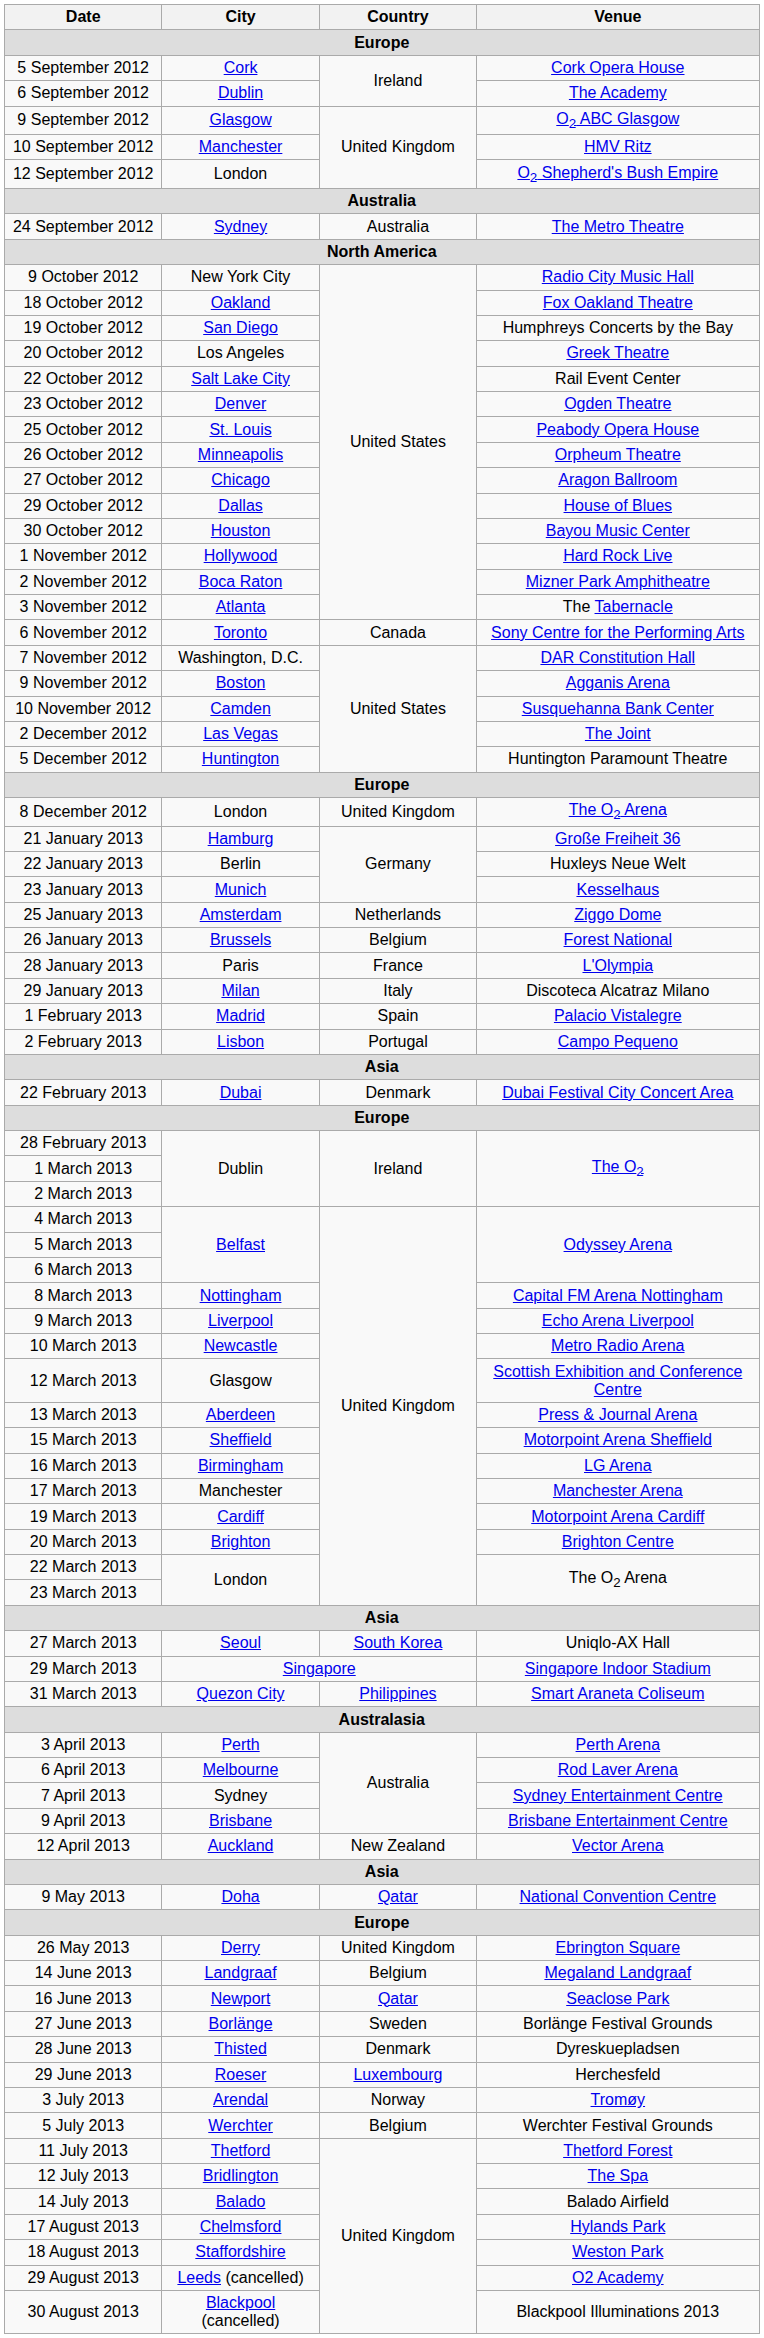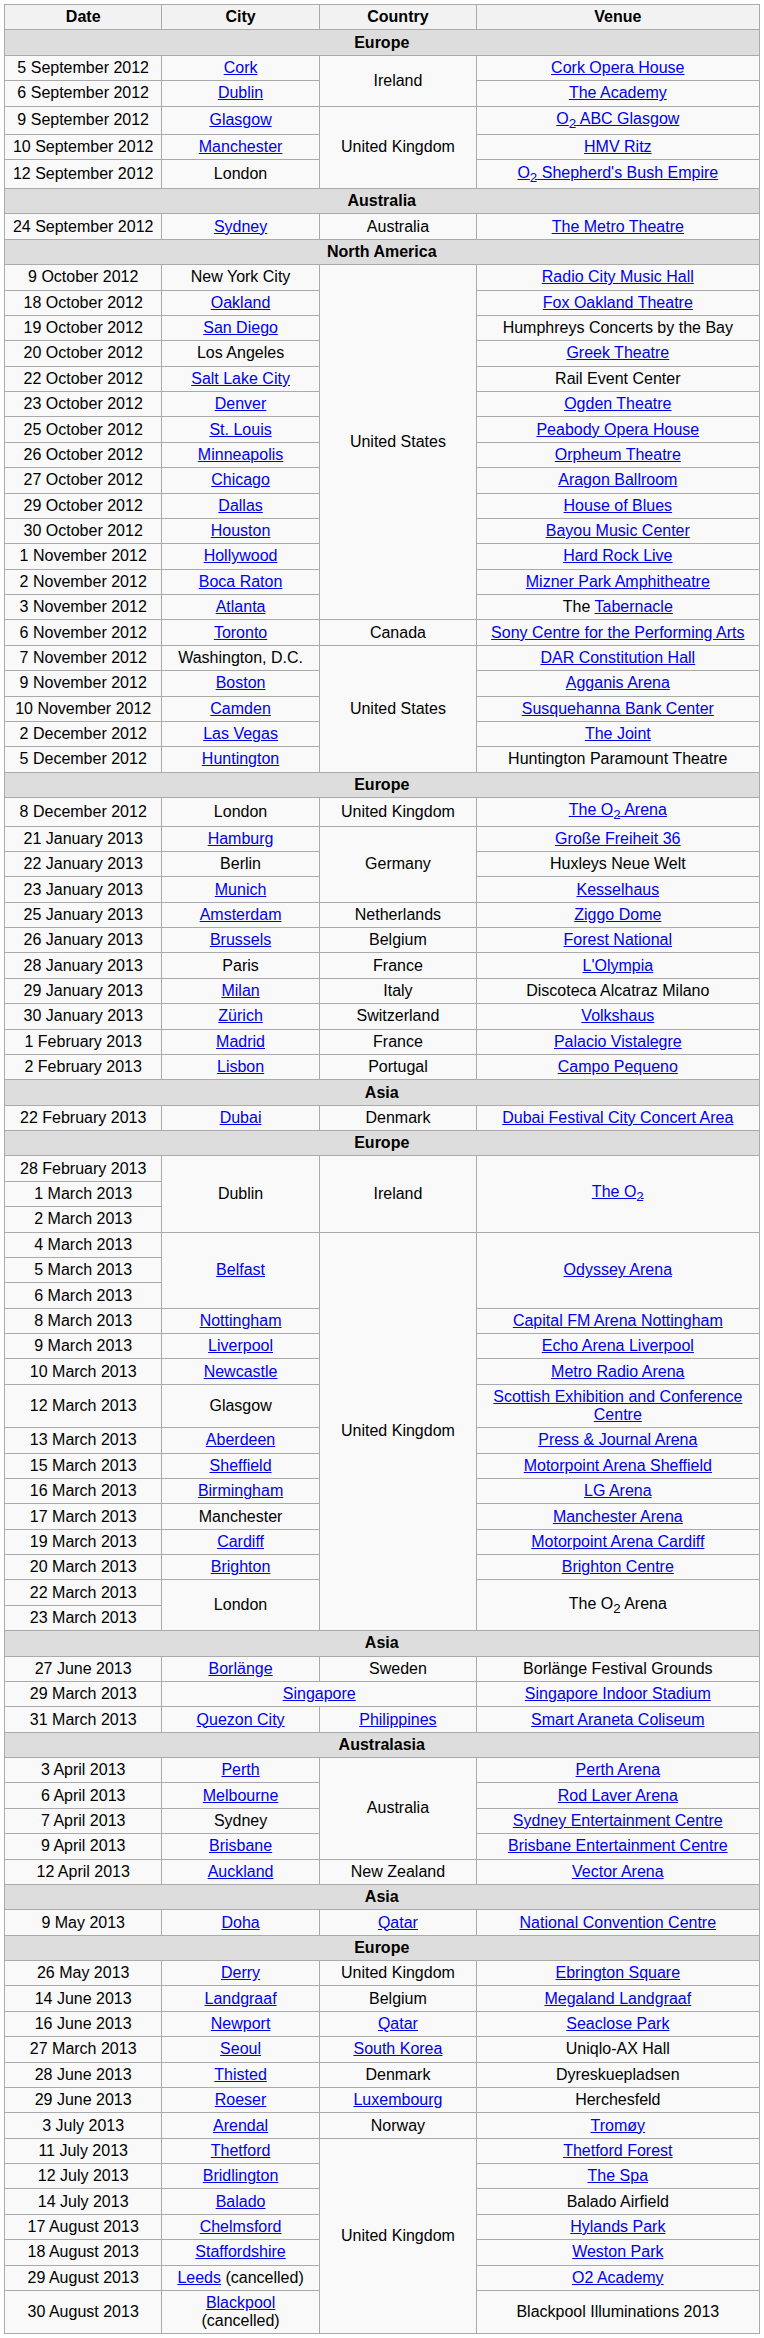+ row: (83, 1016)
(398, 1016) Spain -> (398, 1041) France
rows swapped: (83, 1643) <-> (83, 2024)
- row: (83, 2125)
